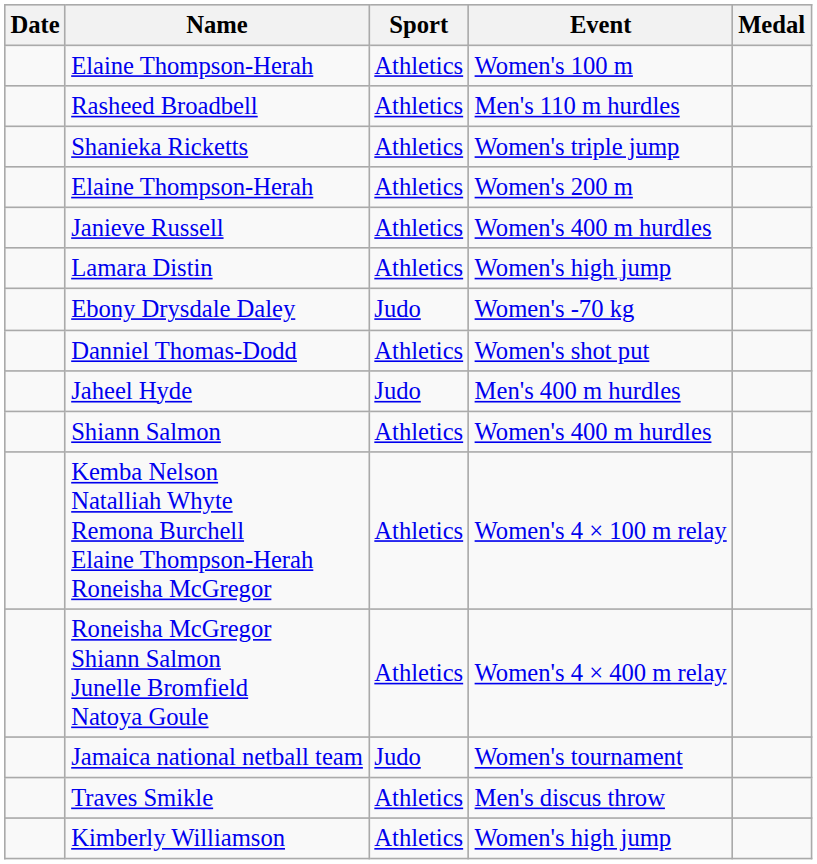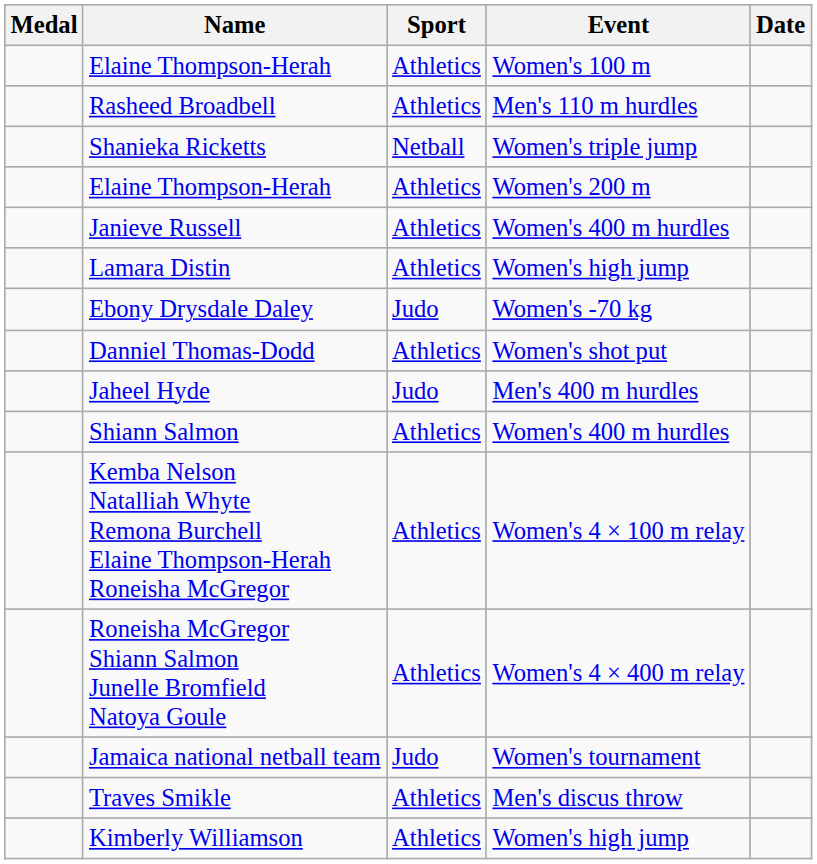columns swapped: (772, 24) <-> (35, 24)
(419, 146) Athletics -> (428, 146) Netball
